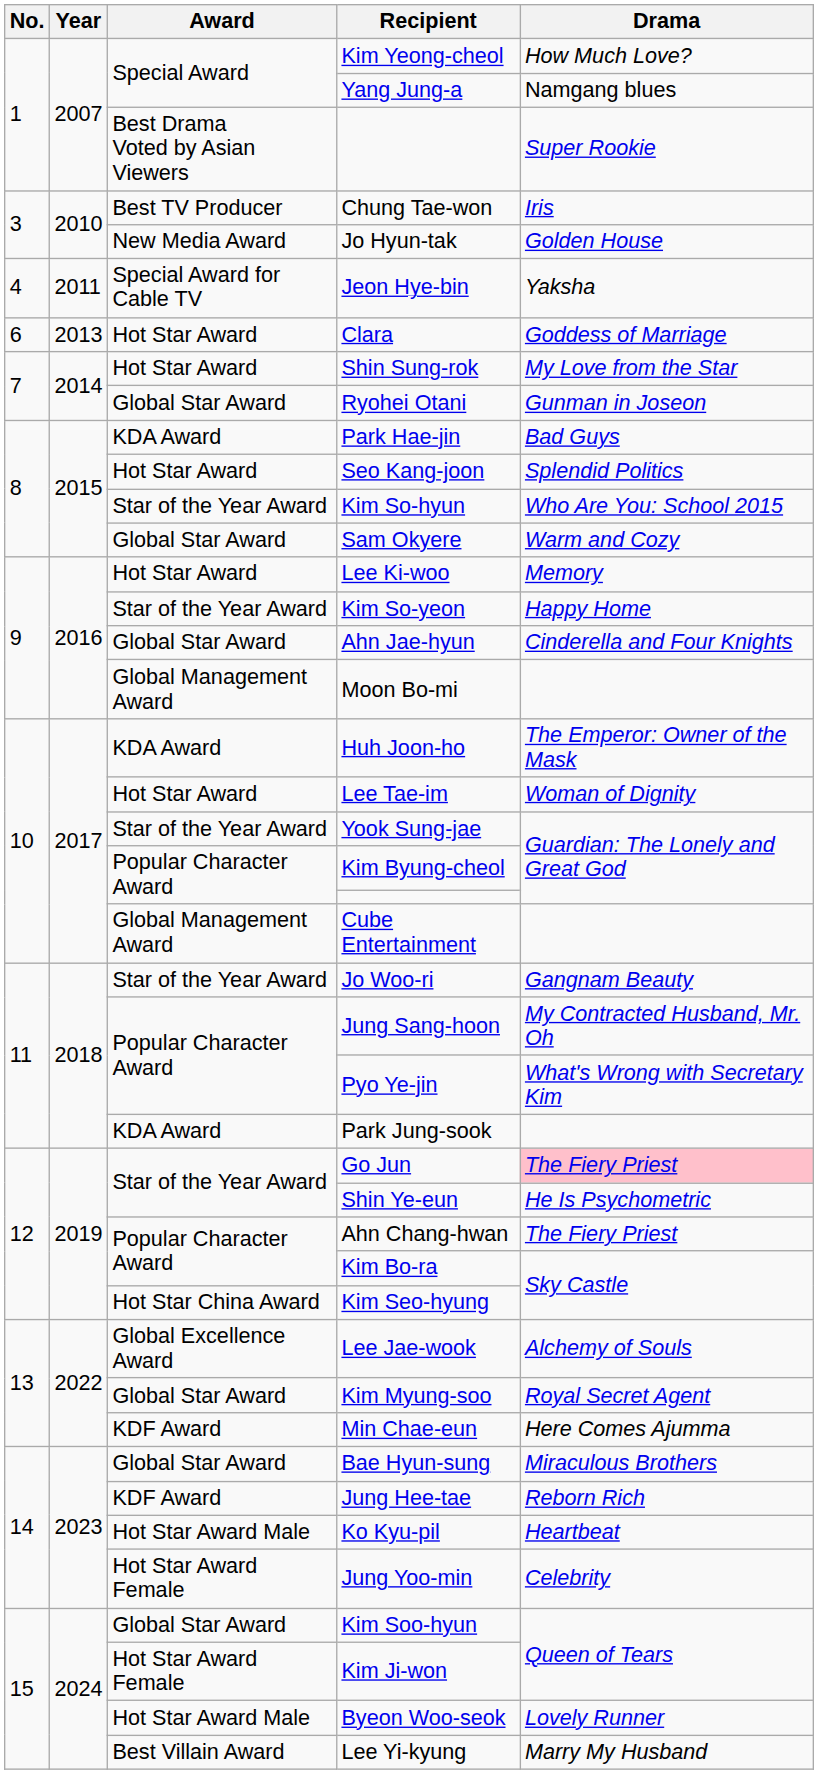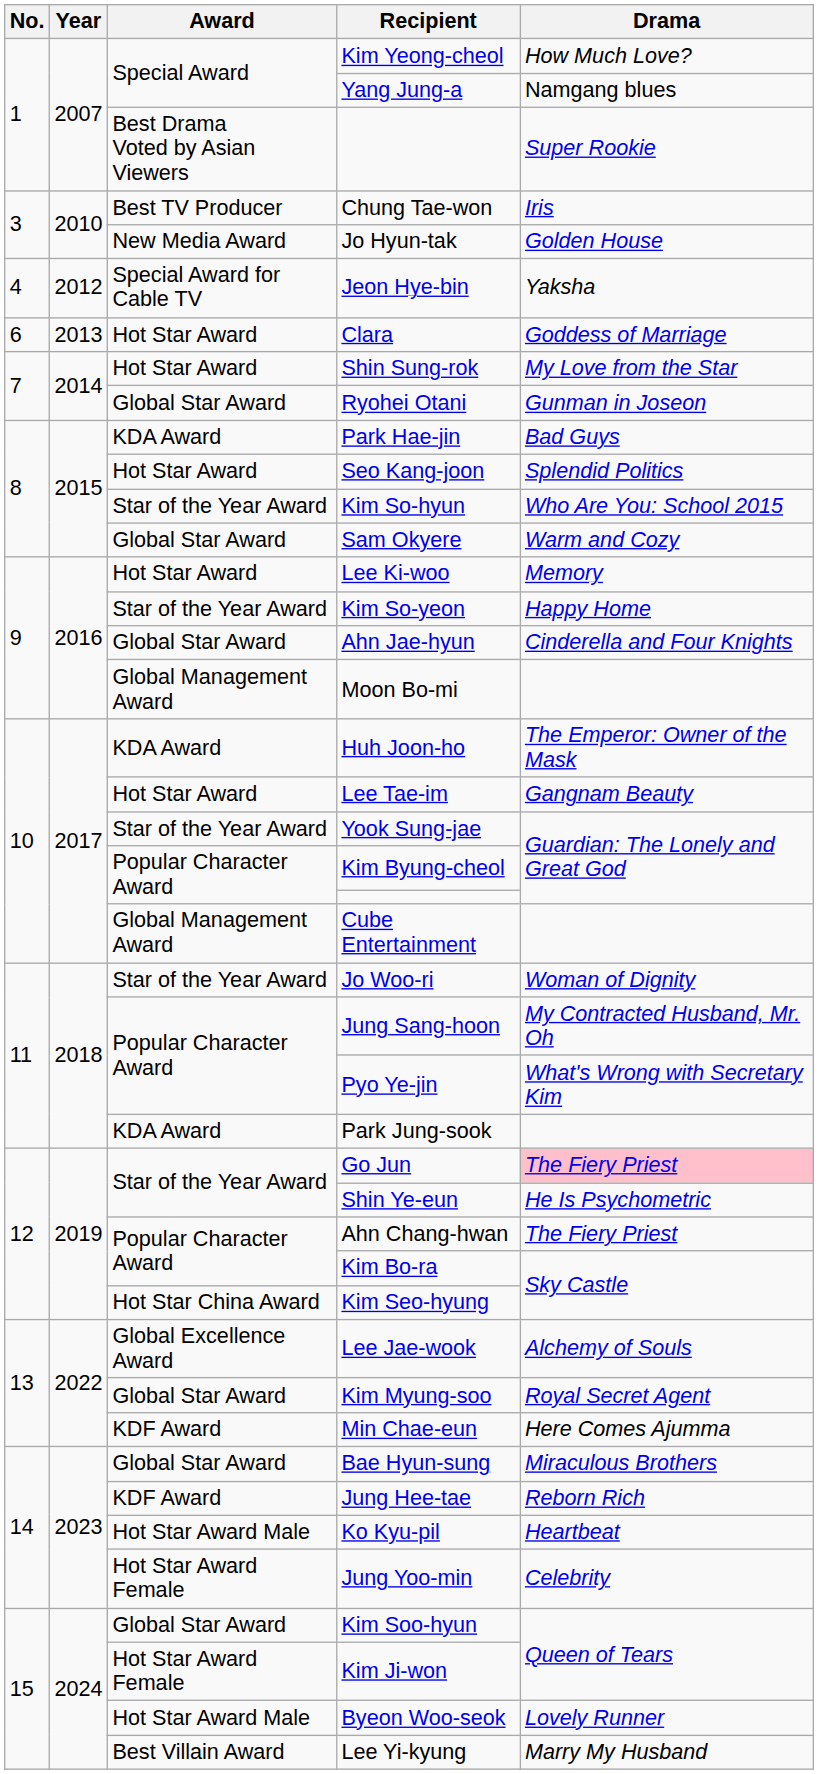(78, 287) 2011 -> (78, 287) 2012
(610, 793) Woman of Dignity -> (609, 793) Gangnam Beauty
(609, 979) Gangnam Beauty -> (610, 979) Woman of Dignity
